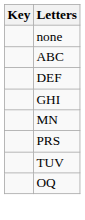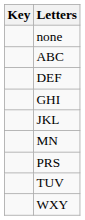+ row: (48, 120)
+ row: (52, 204)
- row: (46, 183)
